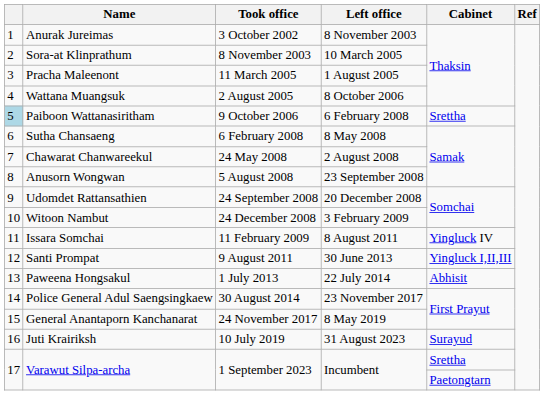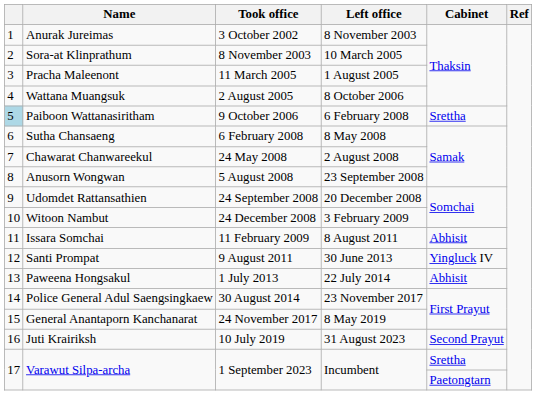(461, 237) Yingluck IV -> (448, 237) Abhisit
(471, 258) Yingluck I,II,III -> (461, 258) Yingluck IV
(451, 339) Surayud -> (467, 339) Second Prayut
